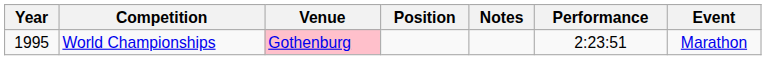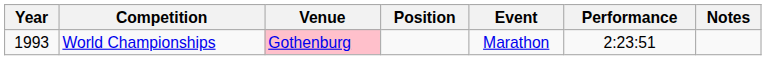columns swapped: (714, 17) <-> (502, 17)
(32, 42) 1995 -> (32, 42) 1993
